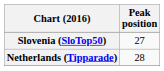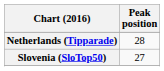rows swapped: (62, 57) <-> (62, 40)
